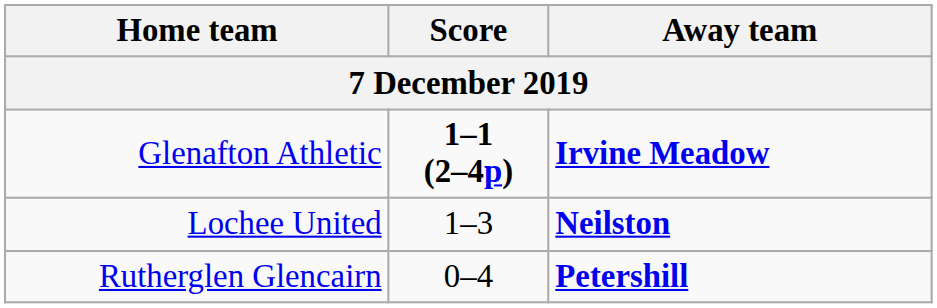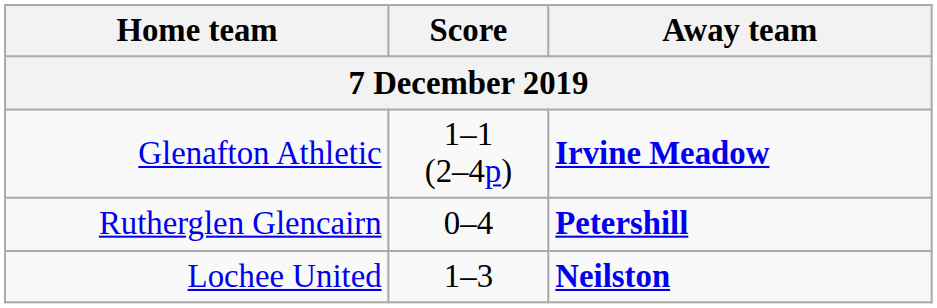(468, 152) bold -> (468, 152) normal
rows swapped: (285, 223) <-> (240, 275)
